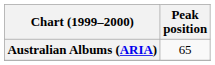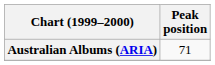(185, 49) 65 -> (185, 49) 71
